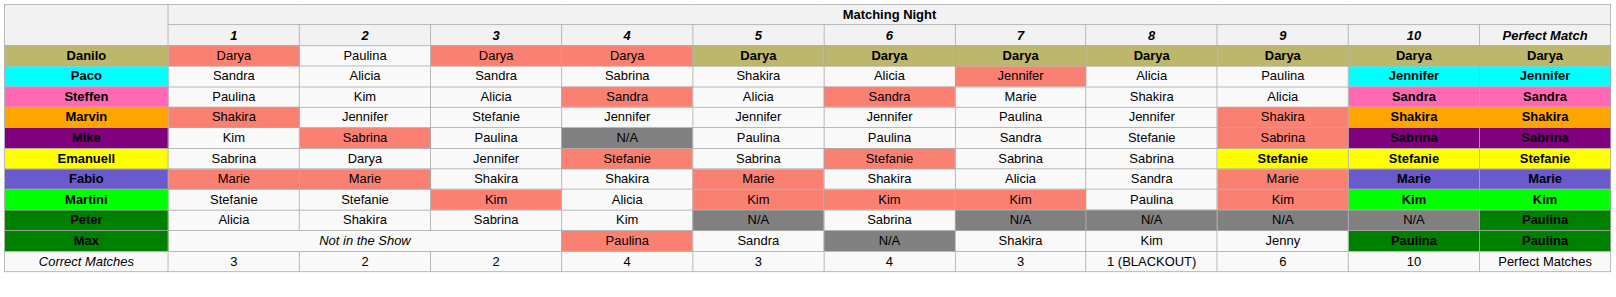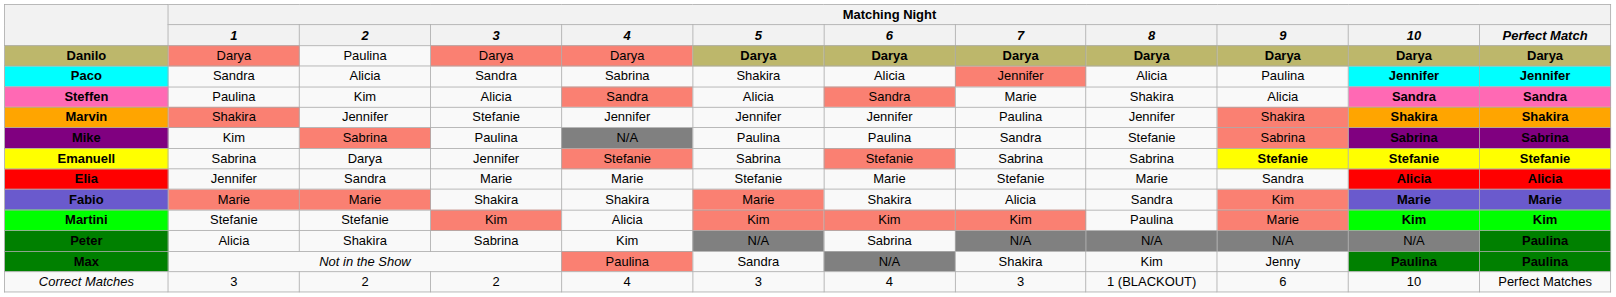+ row: (86, 179)
(1283, 179) Marie -> (1283, 199) Kim
(1283, 199) Kim -> (1283, 220) Marie
